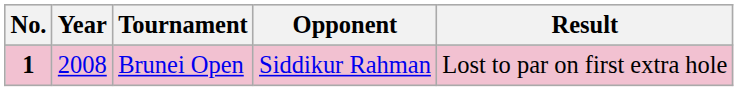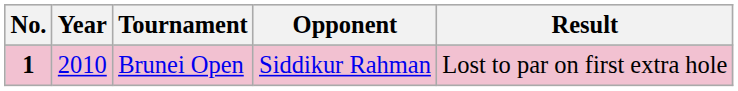(82, 65) 2008 -> (82, 65) 2010
